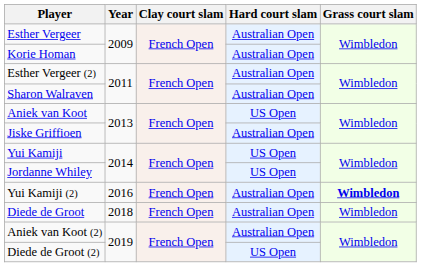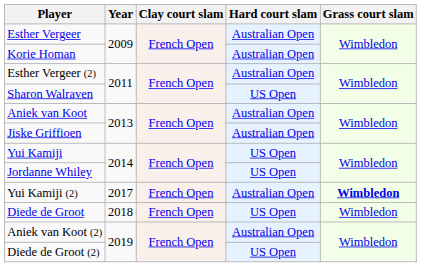(273, 93) Australian Open -> (273, 93) US Open
(273, 113) US Open -> (273, 113) Australian Open
(120, 192) 2016 -> (120, 192) 2017
(273, 212) Australian Open -> (273, 212) US Open
